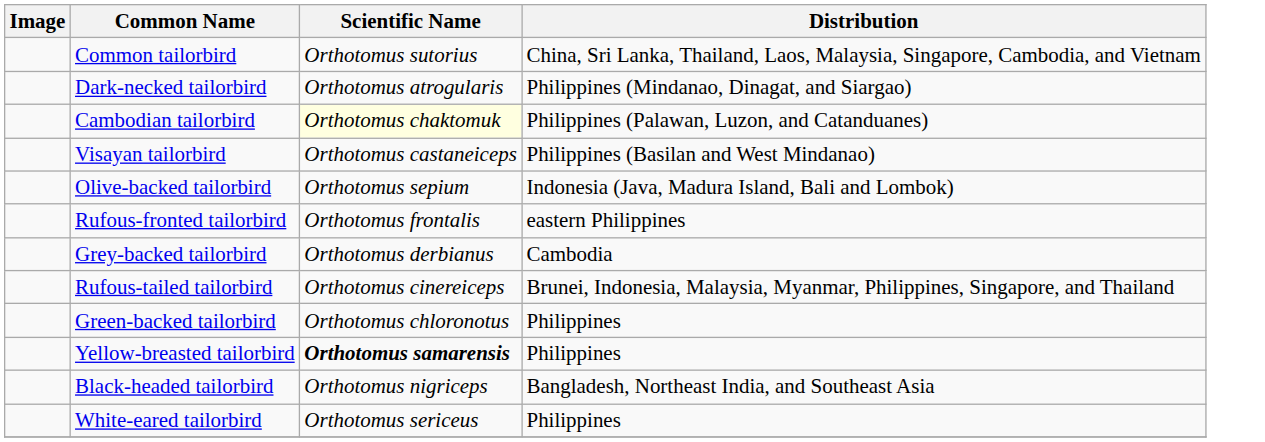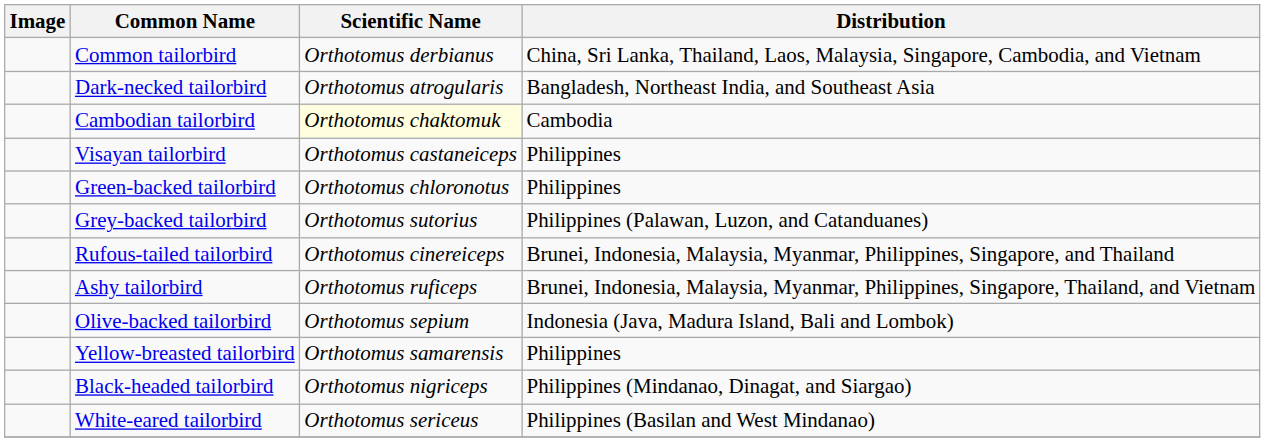(391, 54) Orthotomus sutorius -> (399, 54) Orthotomus derbianus
(719, 87) Philippines (Mindanao, Dinagat, and Siargao) -> (731, 87) Bangladesh, Northeast India, and Southeast Asia
(727, 120) Philippines (Palawan, Luzon, and Catanduanes) -> (570, 120) Cambodia
(701, 154) Philippines (Basilan and West Mindanao) -> (574, 154) Philippines
rows swapped: (175, 320) <-> (173, 187)
- row: (181, 220)
(399, 253) Orthotomus derbianus -> (391, 220) Orthotomus sutorius
(570, 253) Cambodia -> (727, 220) Philippines (Palawan, Luzon, and Catanduanes)
+ row: (139, 287)
(407, 353) bold -> (404, 353) normal
(731, 386) Bangladesh, Northeast India, and Southeast Asia -> (719, 386) Philippines (Mindanao, Dinagat, and Siargao)
(574, 420) Philippines -> (701, 420) Philippines (Basilan and West Mindanao)
